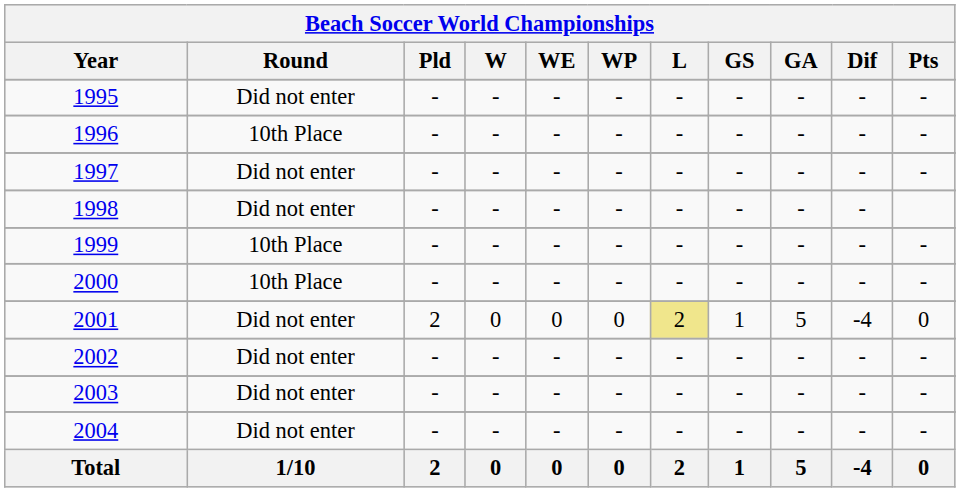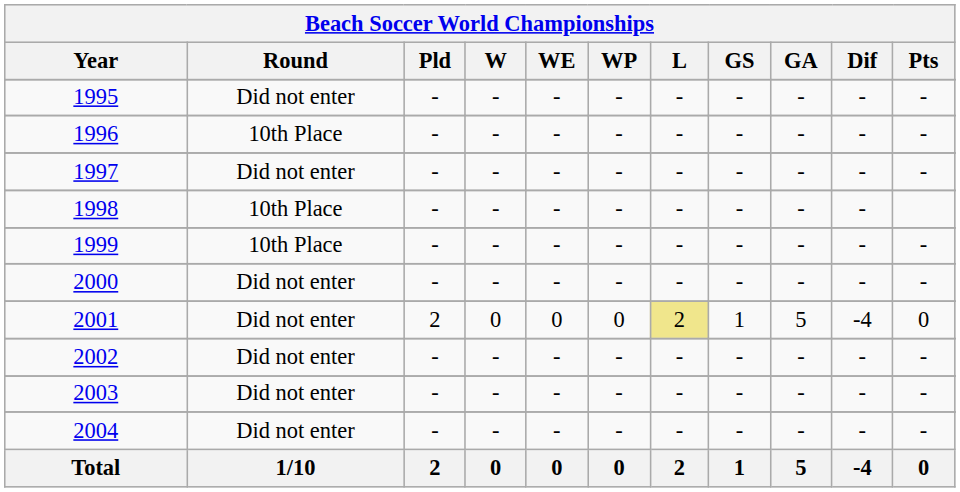(295, 208) Did not enter -> (295, 208) 10th Place
(295, 282) 10th Place -> (295, 282) Did not enter
